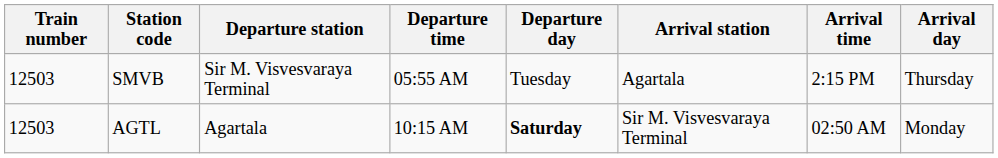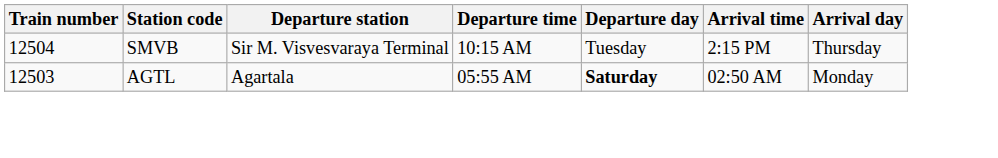- column: (712, 29)
(32, 78) 12503 -> (32, 47) 12504
(431, 78) 05:55 AM -> (494, 47) 10:15 AM
(431, 128) 10:15 AM -> (494, 76) 05:55 AM
